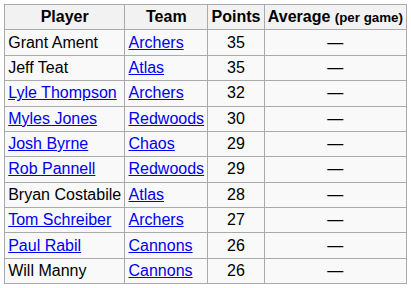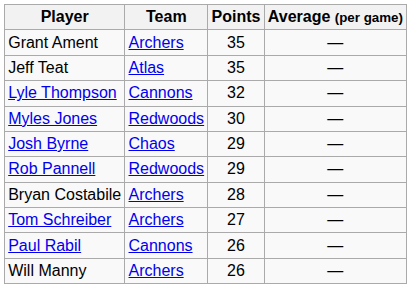(156, 93) Archers -> (161, 93) Cannons
(146, 194) Atlas -> (156, 194) Archers
(161, 270) Cannons -> (156, 270) Archers
